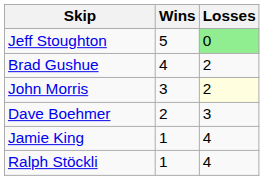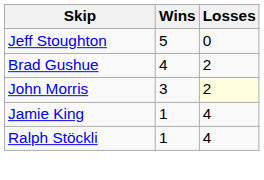(207, 41) lightgreen background -> (207, 41) no background
- row: (59, 114)
